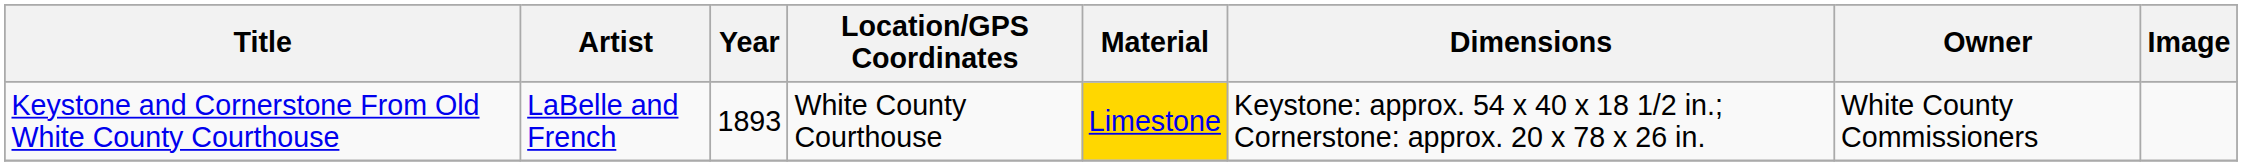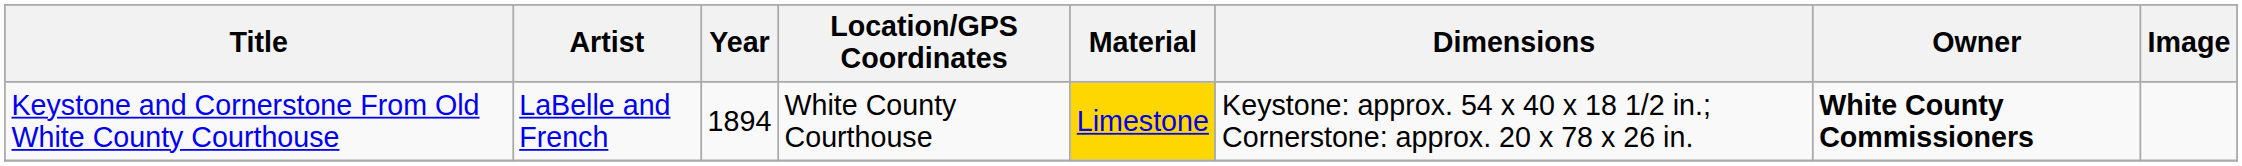(749, 120) 1893 -> (739, 120) 1894
(1940, 120) normal -> (1927, 120) bold
